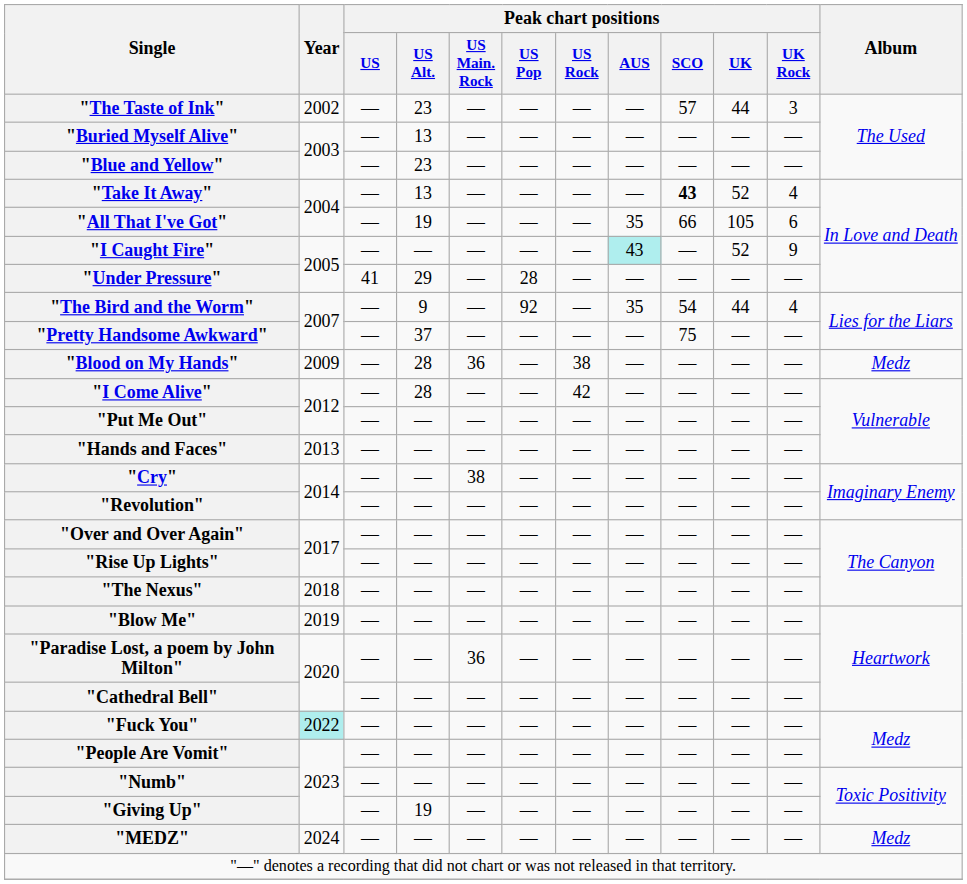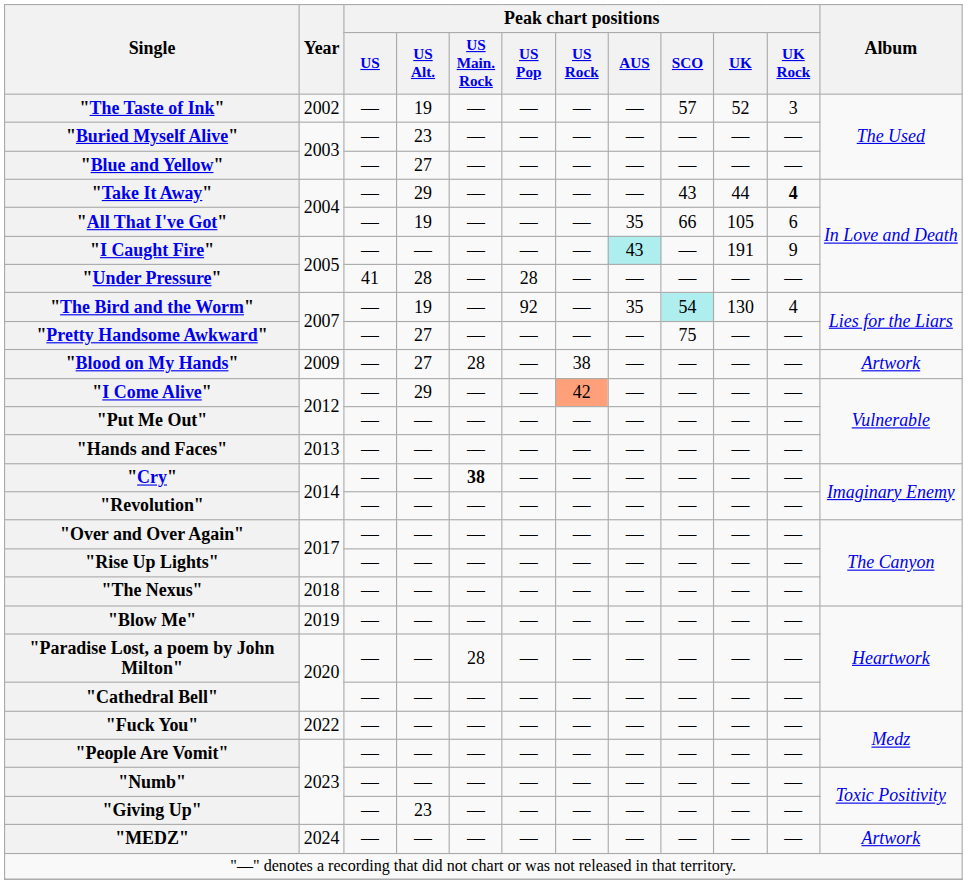(423, 108) 23 -> (423, 108) 19
(740, 108) 44 -> (740, 108) 52
(423, 136) 13 -> (423, 136) 23
(423, 164) 23 -> (423, 164) 27
(423, 193) 13 -> (423, 193) 29
(687, 193) bold -> (687, 193) normal
(740, 193) 52 -> (740, 193) 44
(793, 193) normal -> (793, 193) bold
(740, 250) 52 -> (740, 250) 191
(423, 278) 29 -> (423, 278) 28
(423, 307) 9 -> (423, 307) 19
(687, 307) no background -> (687, 307) paleturquoise background
(740, 307) 44 -> (740, 307) 130
(423, 335) 37 -> (423, 335) 27
(423, 363) 28 -> (423, 363) 27
(476, 363) 36 -> (476, 363) 28
(891, 363) Medz -> (891, 363) Artwork
(423, 392) 28 -> (423, 392) 29
(582, 392) no background -> (582, 392) lightsalmon background
(476, 477) normal -> (476, 477) bold
(476, 658) 36 -> (476, 658) 28
(322, 725) paleturquoise background -> (322, 725) no background
(423, 810) 19 -> (423, 810) 23
(891, 838) Medz -> (891, 838) Artwork
